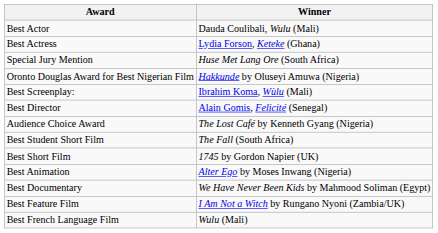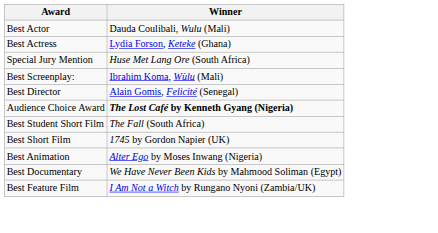- row: (100, 76)
(286, 124) normal -> (201, 108) bold
- row: (63, 220)
